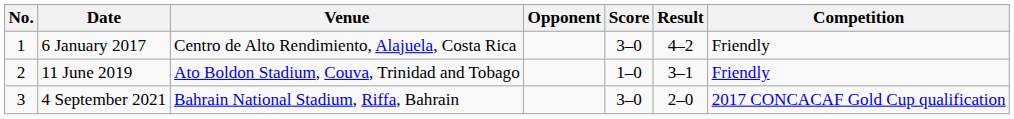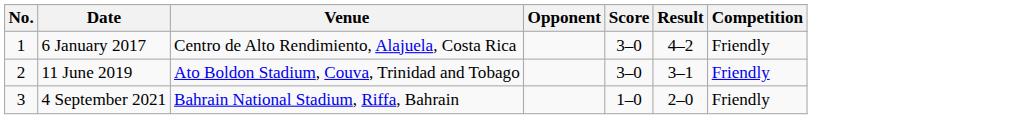(629, 72) 1–0 -> (629, 72) 3–0
(629, 99) 3–0 -> (629, 99) 1–0
(859, 99) 2017 CONCACAF Gold Cup qualification -> (741, 99) Friendly
